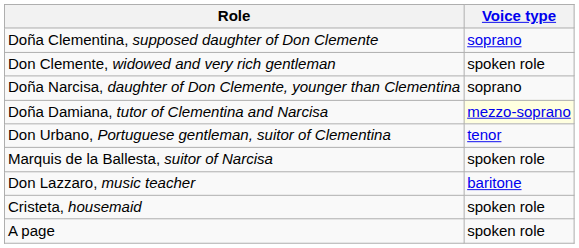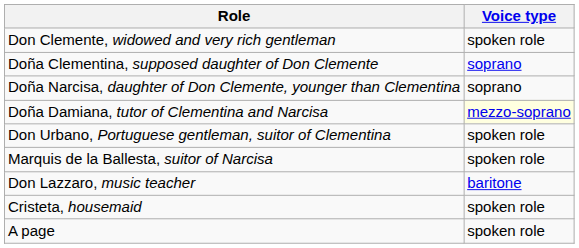rows swapped: (172, 64) <-> (193, 40)
(484, 135) tenor -> (506, 135) spoken role
